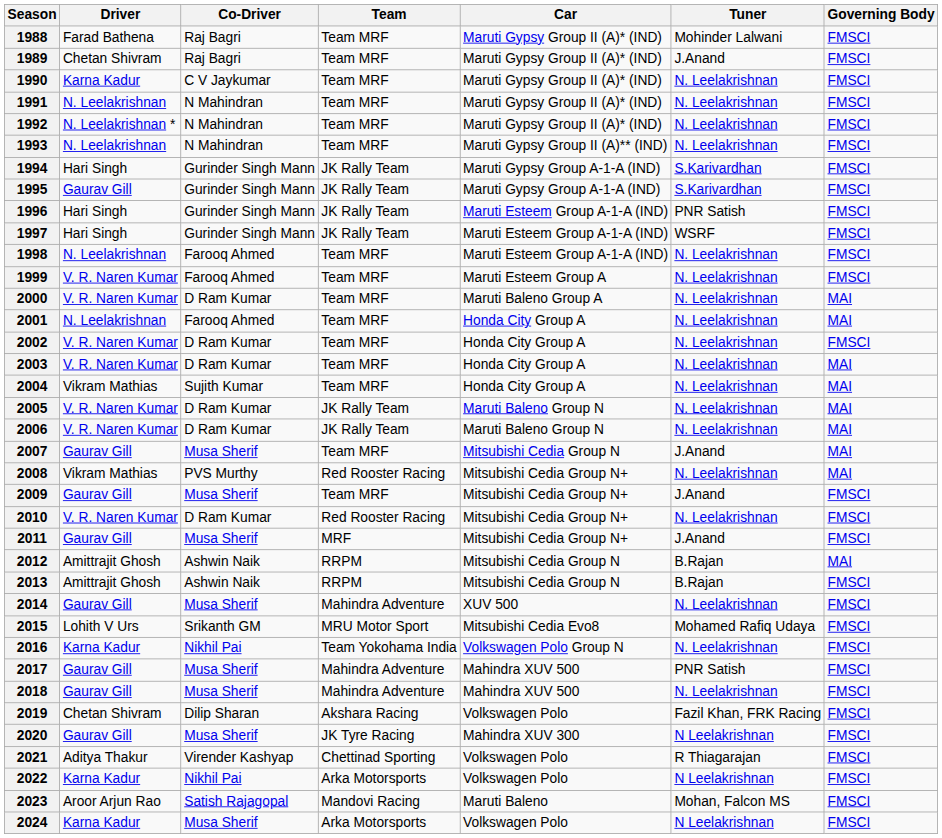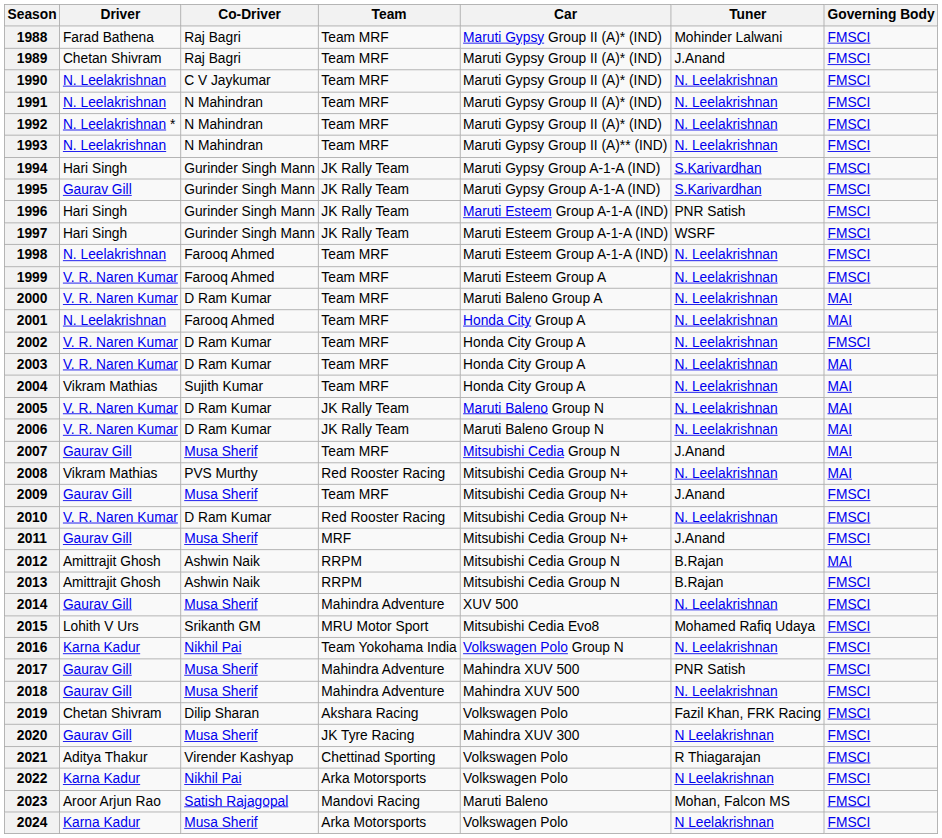(102, 80) Karna Kadur -> (115, 80) N. Leelakrishnan
